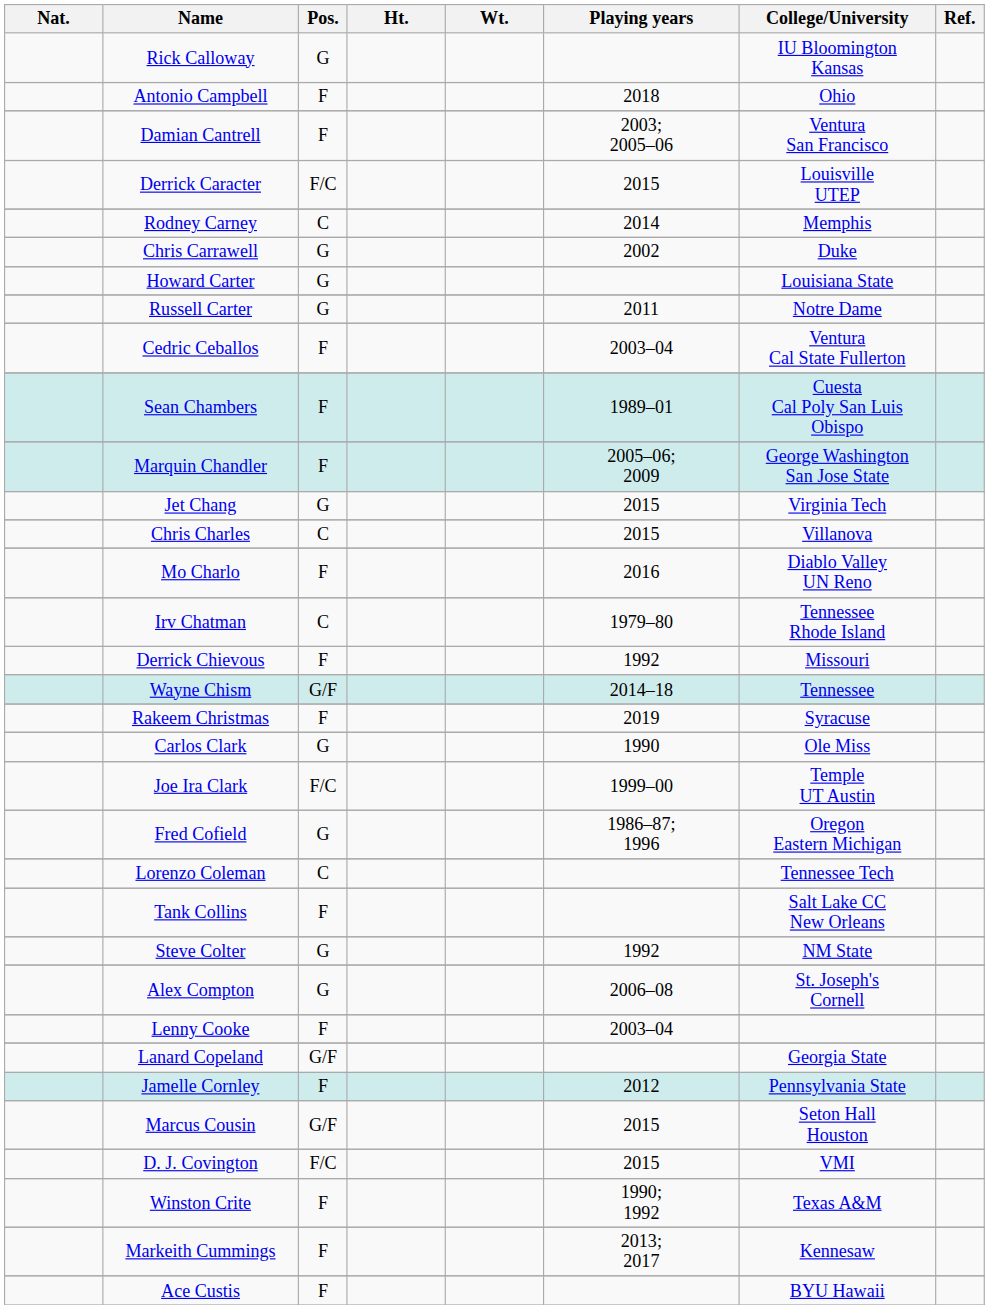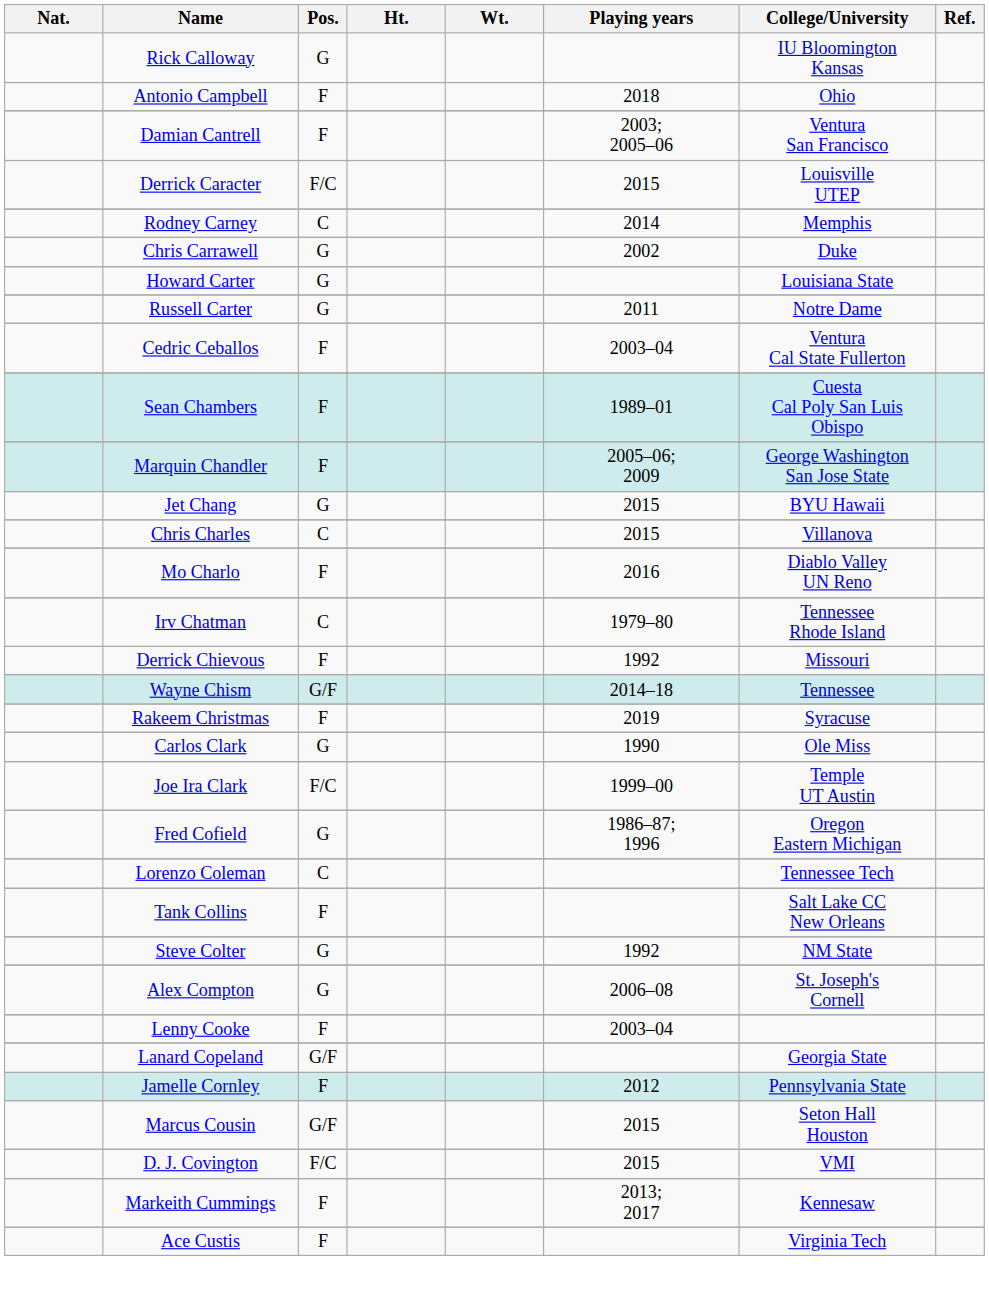(837, 505) Virginia Tech -> (837, 505) BYU Hawaii
- row: (200, 1202)
(837, 1290) BYU Hawaii -> (837, 1241) Virginia Tech
